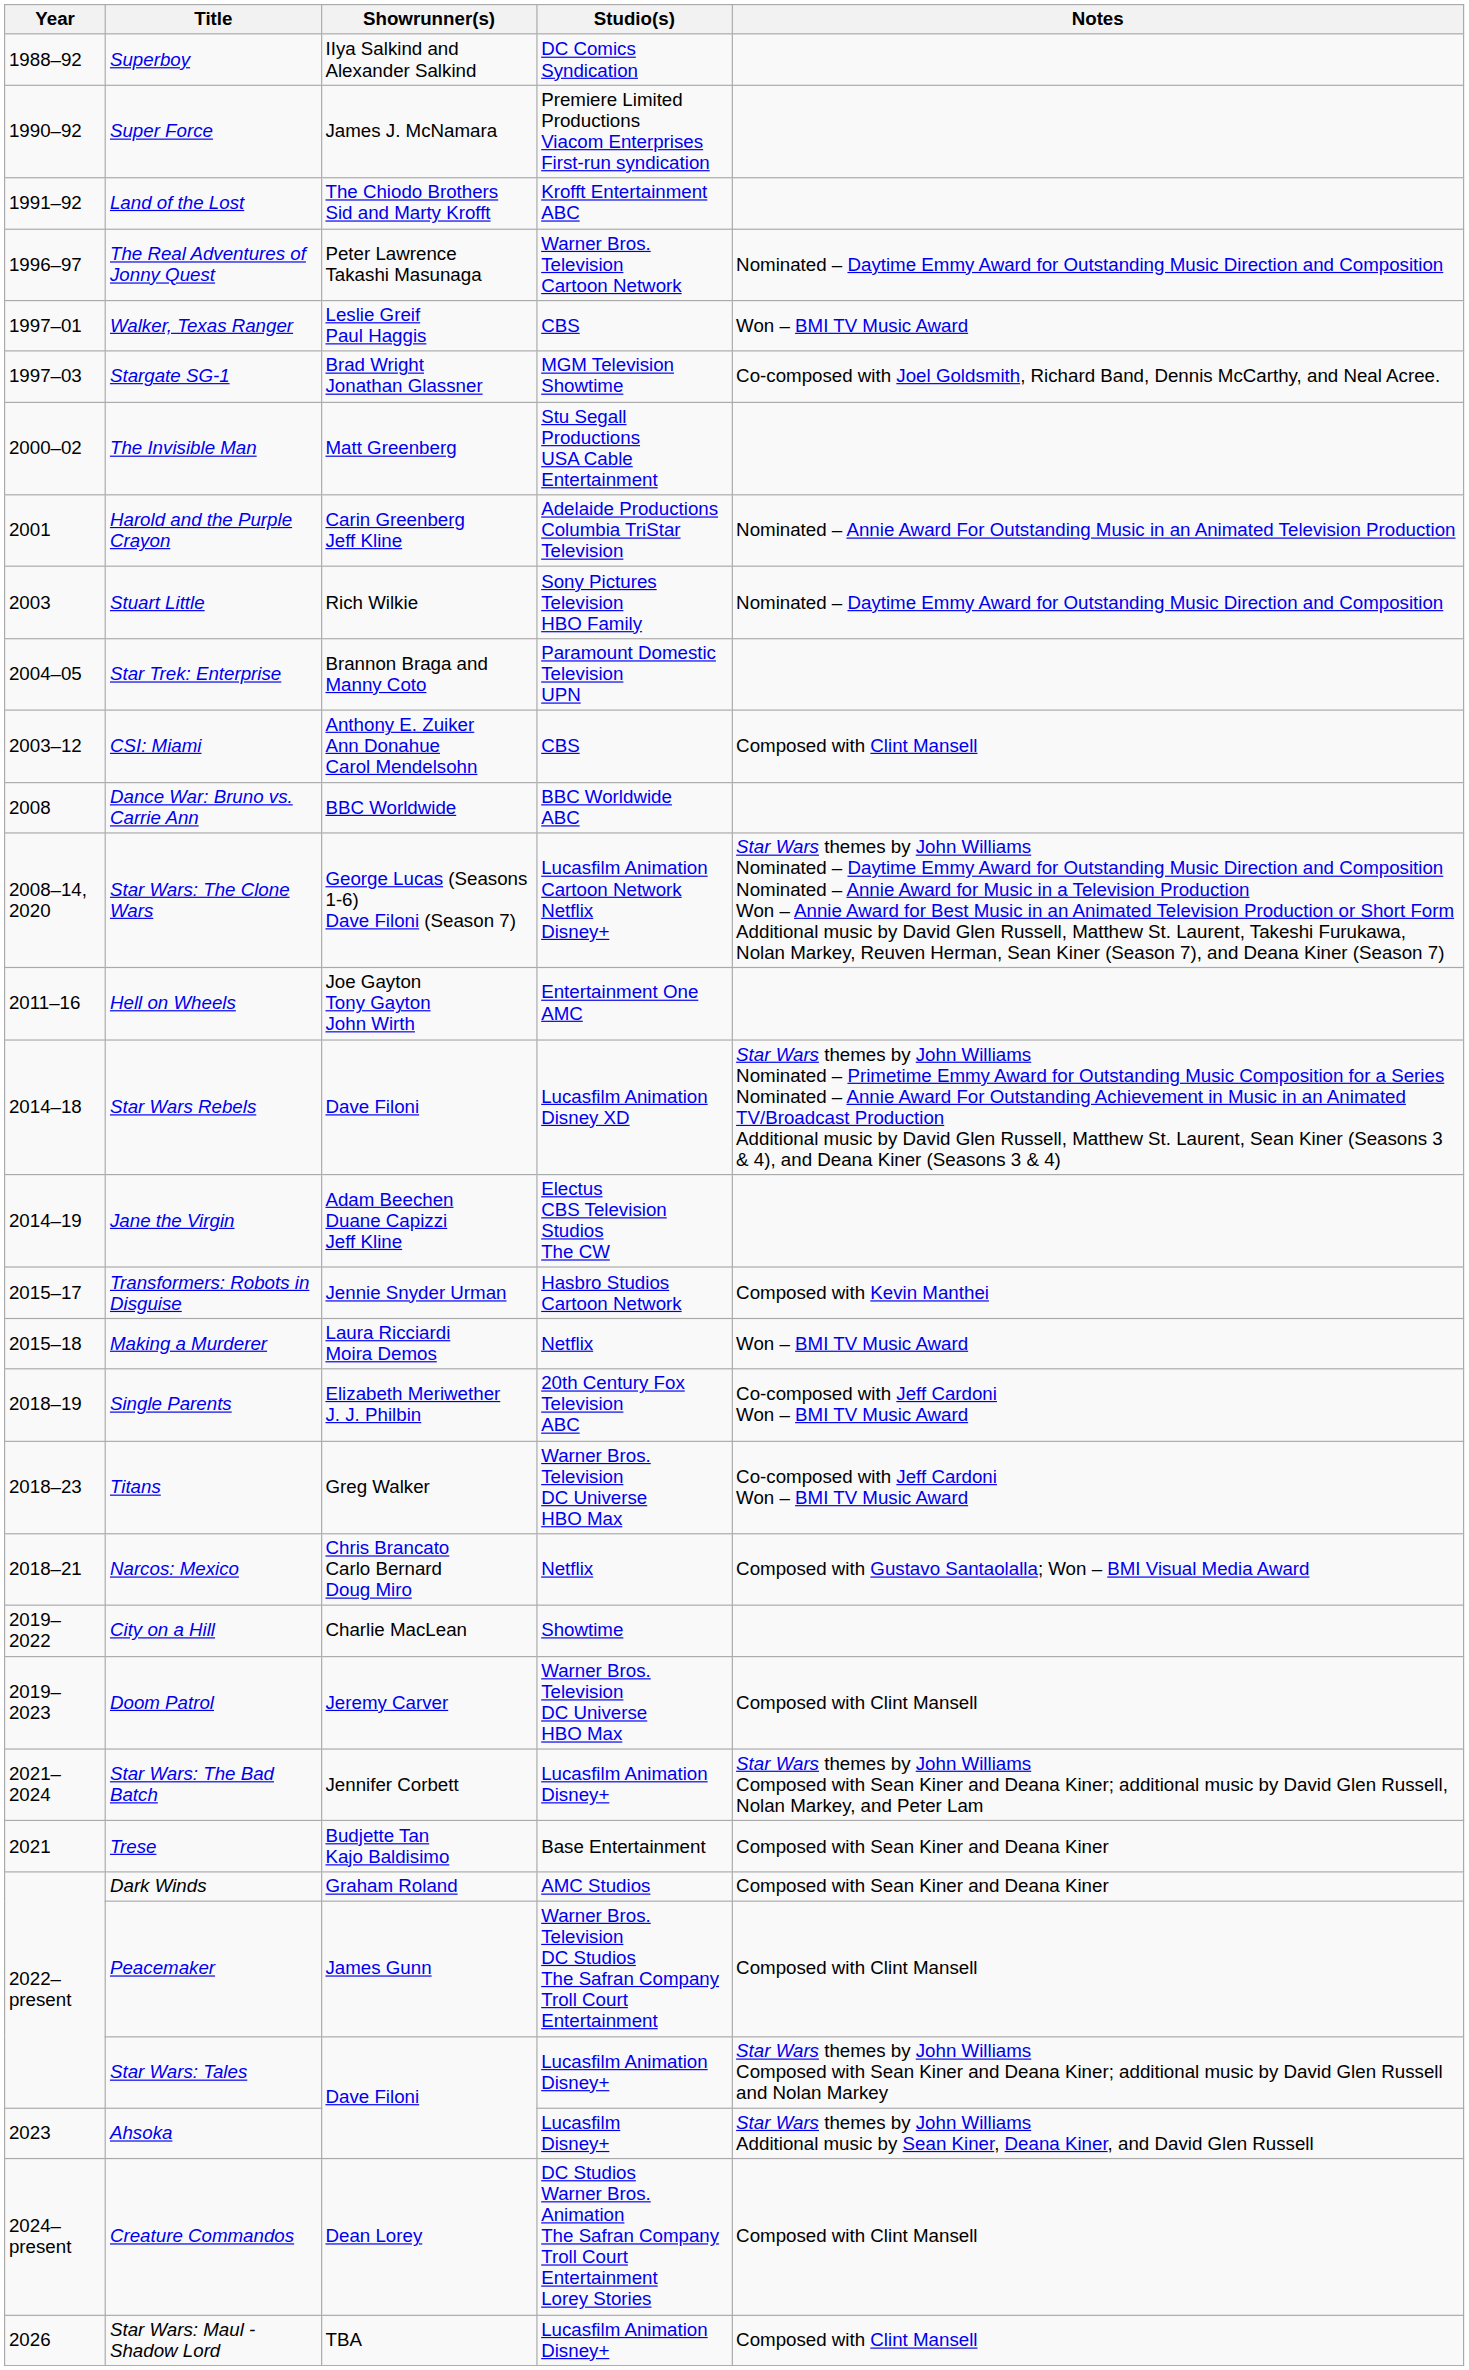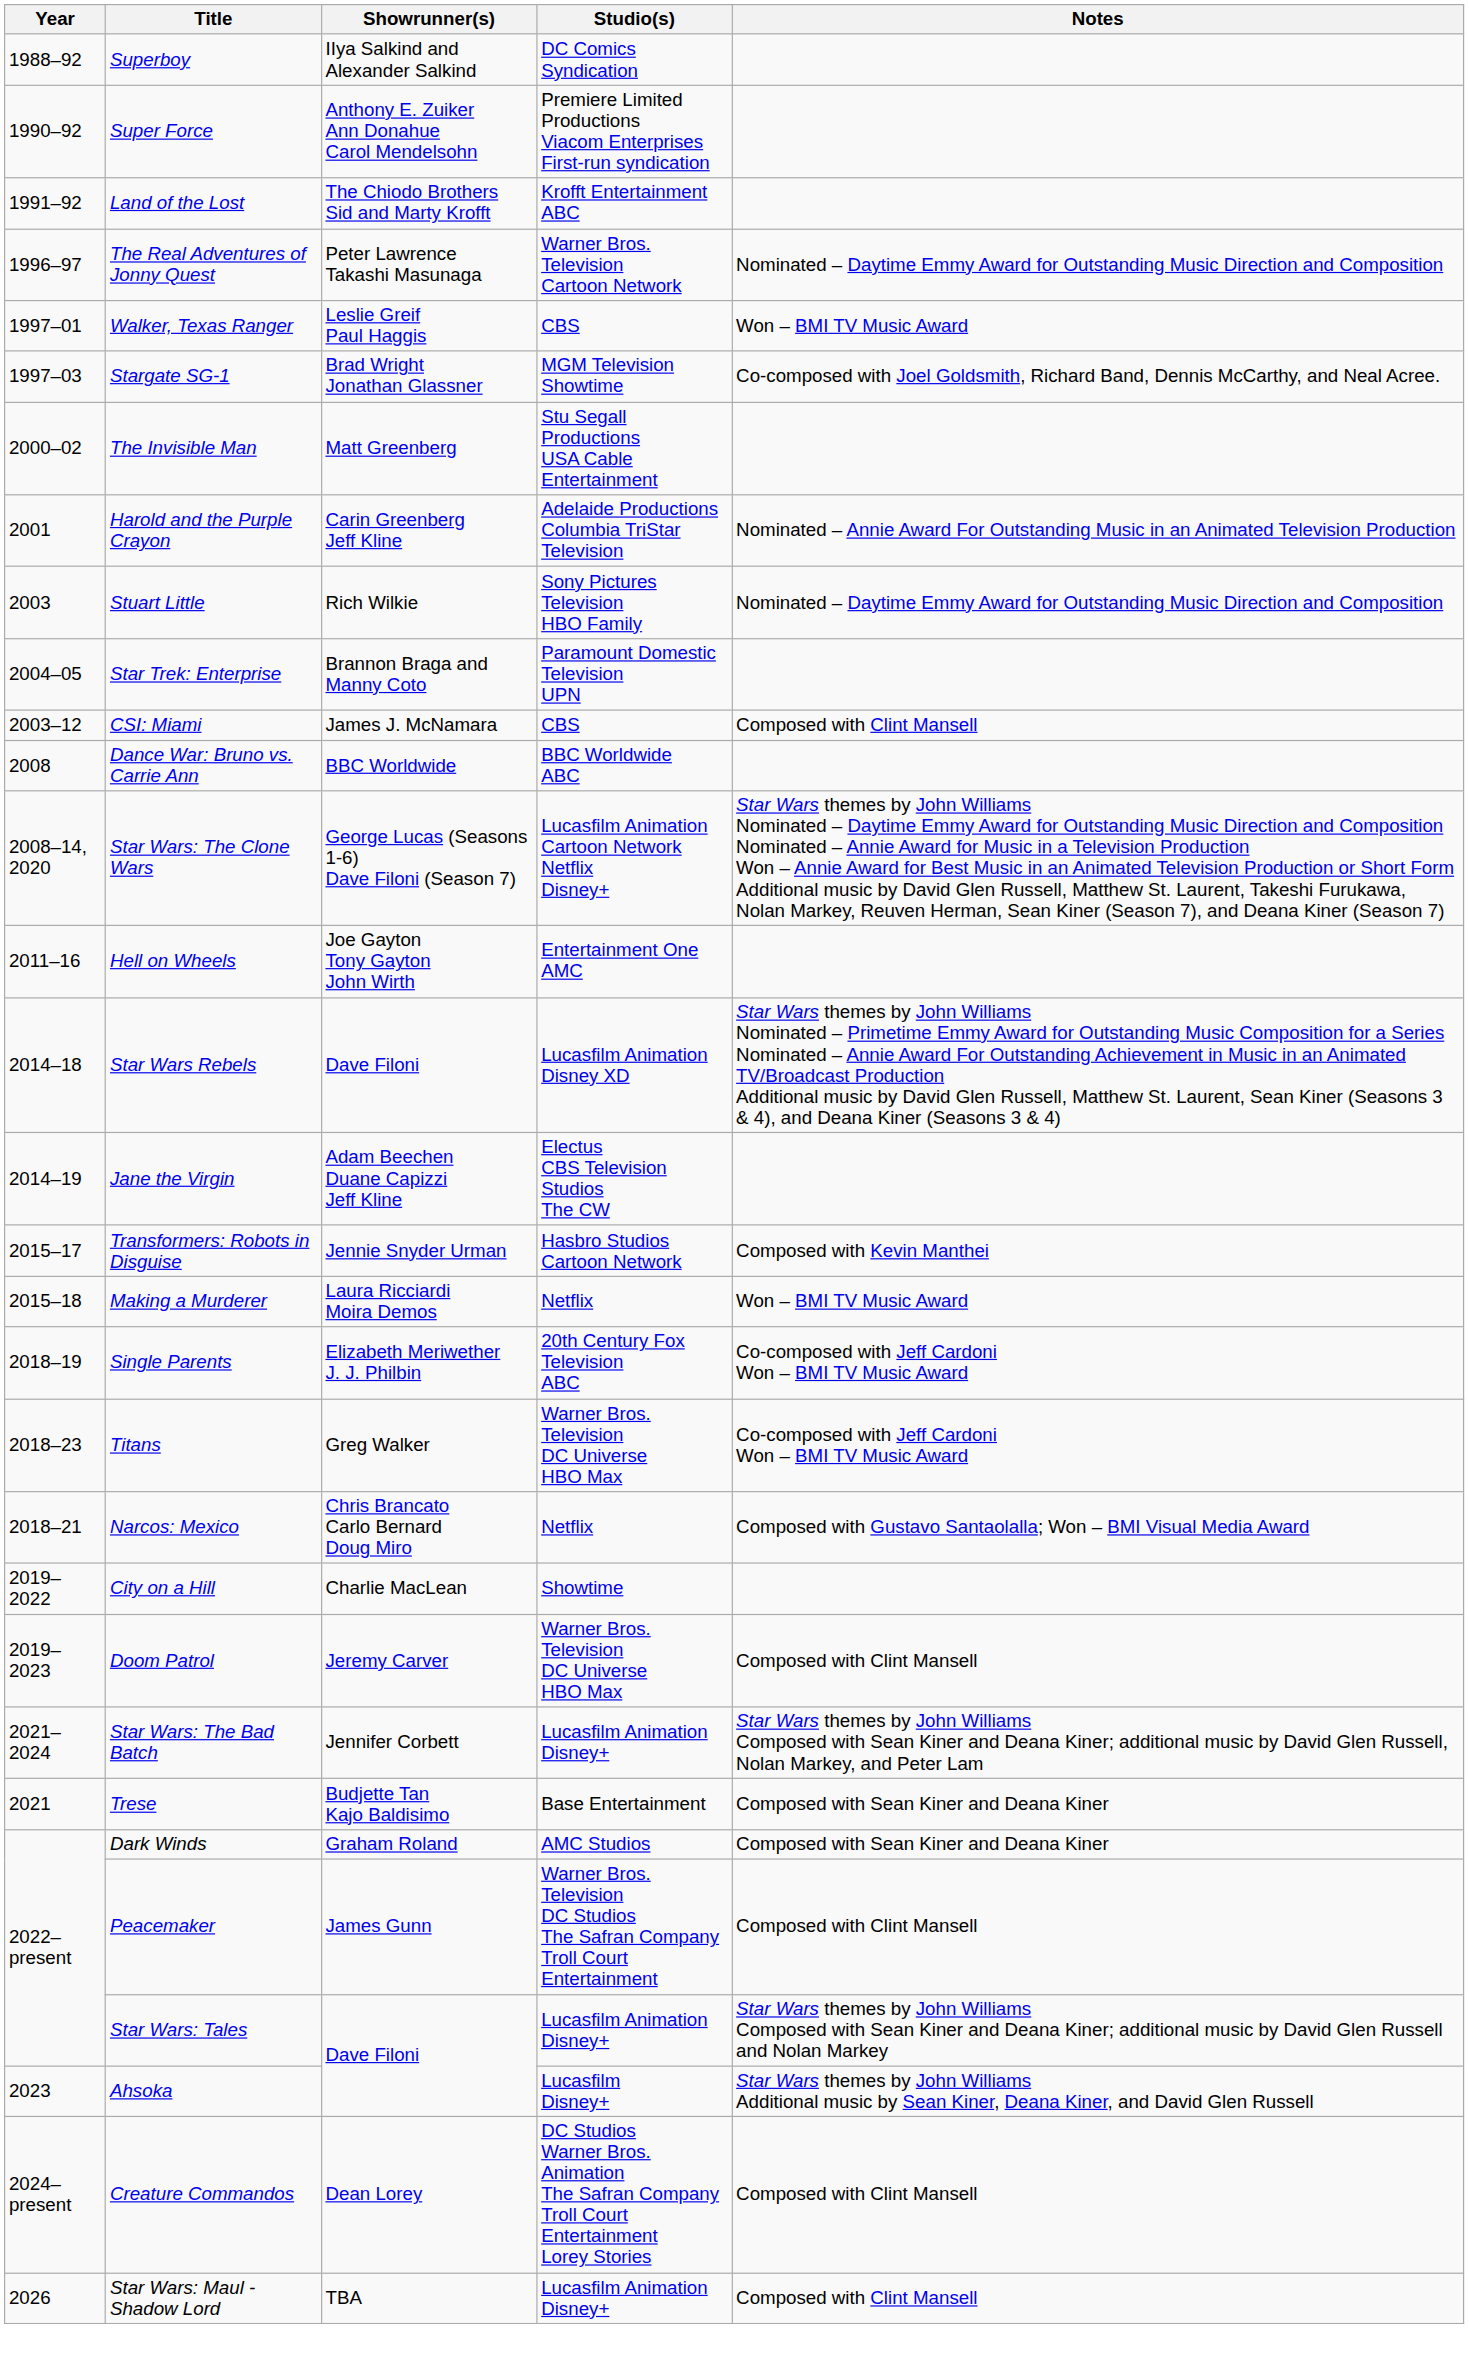(411, 131) James J. McNamara -> (401, 131) Anthony E. Zuiker Ann Donahue Carol Mendelsohn
(401, 746) Anthony E. Zuiker Ann Donahue Carol Mendelsohn -> (411, 725) James J. McNamara
